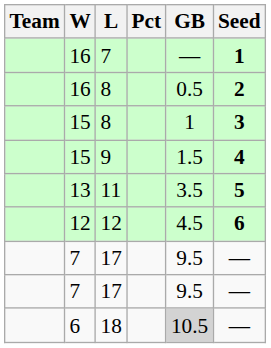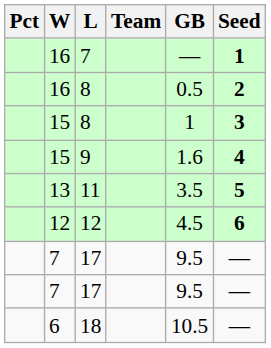columns swapped: (35, 21) <-> (146, 21)
(190, 156) 1.5 -> (190, 156) 1.6
(190, 325) lightgrey background -> (190, 325) no background
